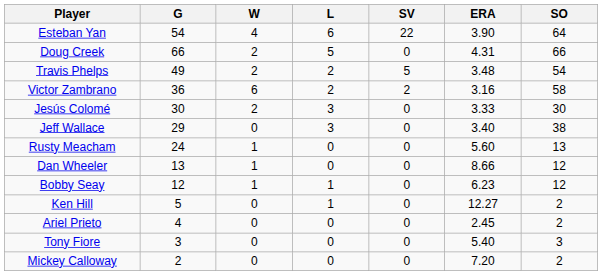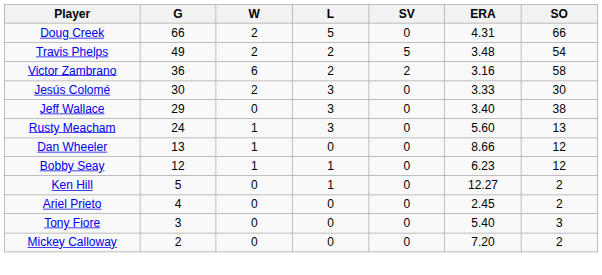- row: (72, 33)
(331, 147) 0 -> (331, 128) 3
